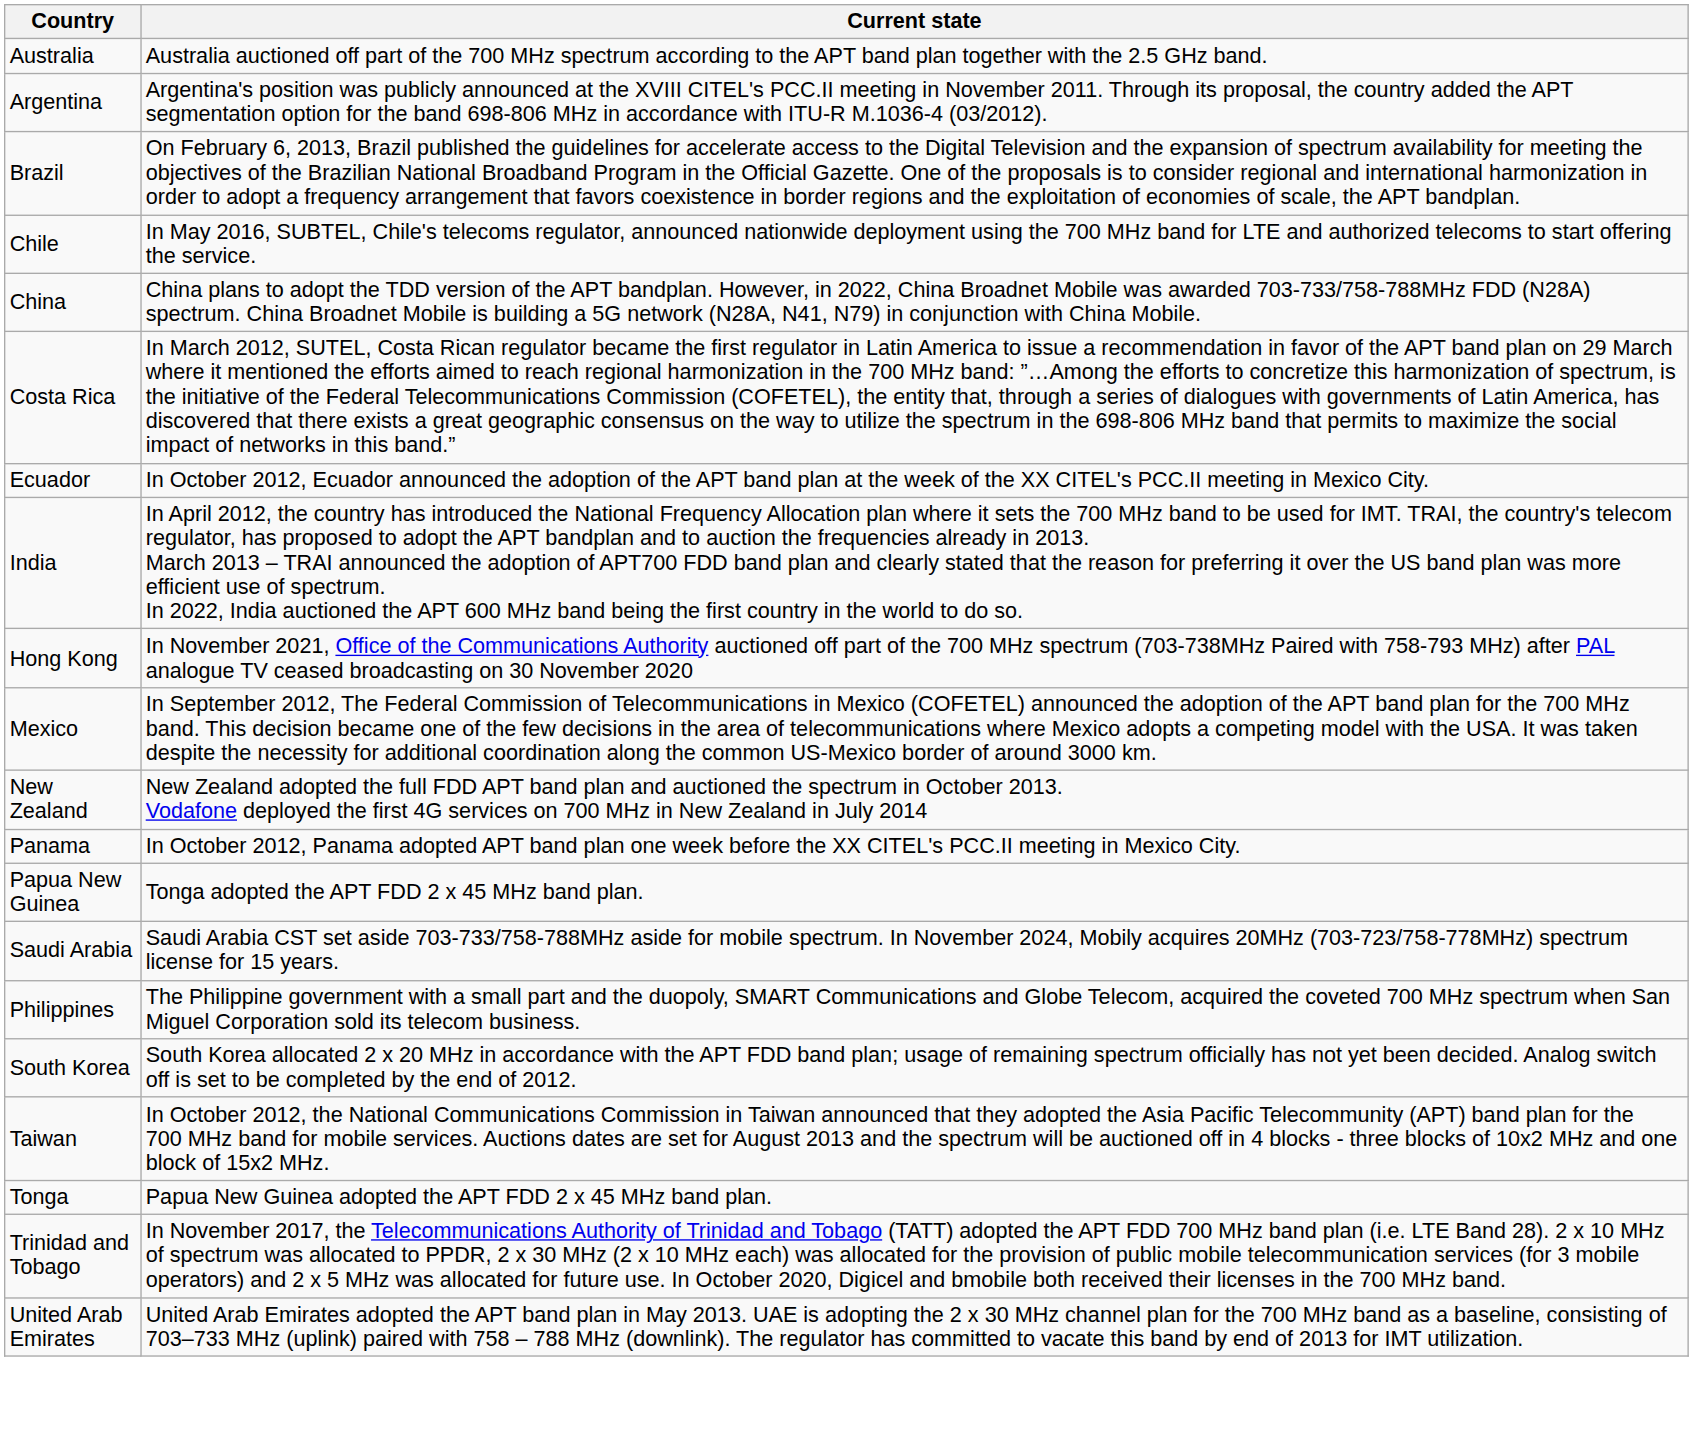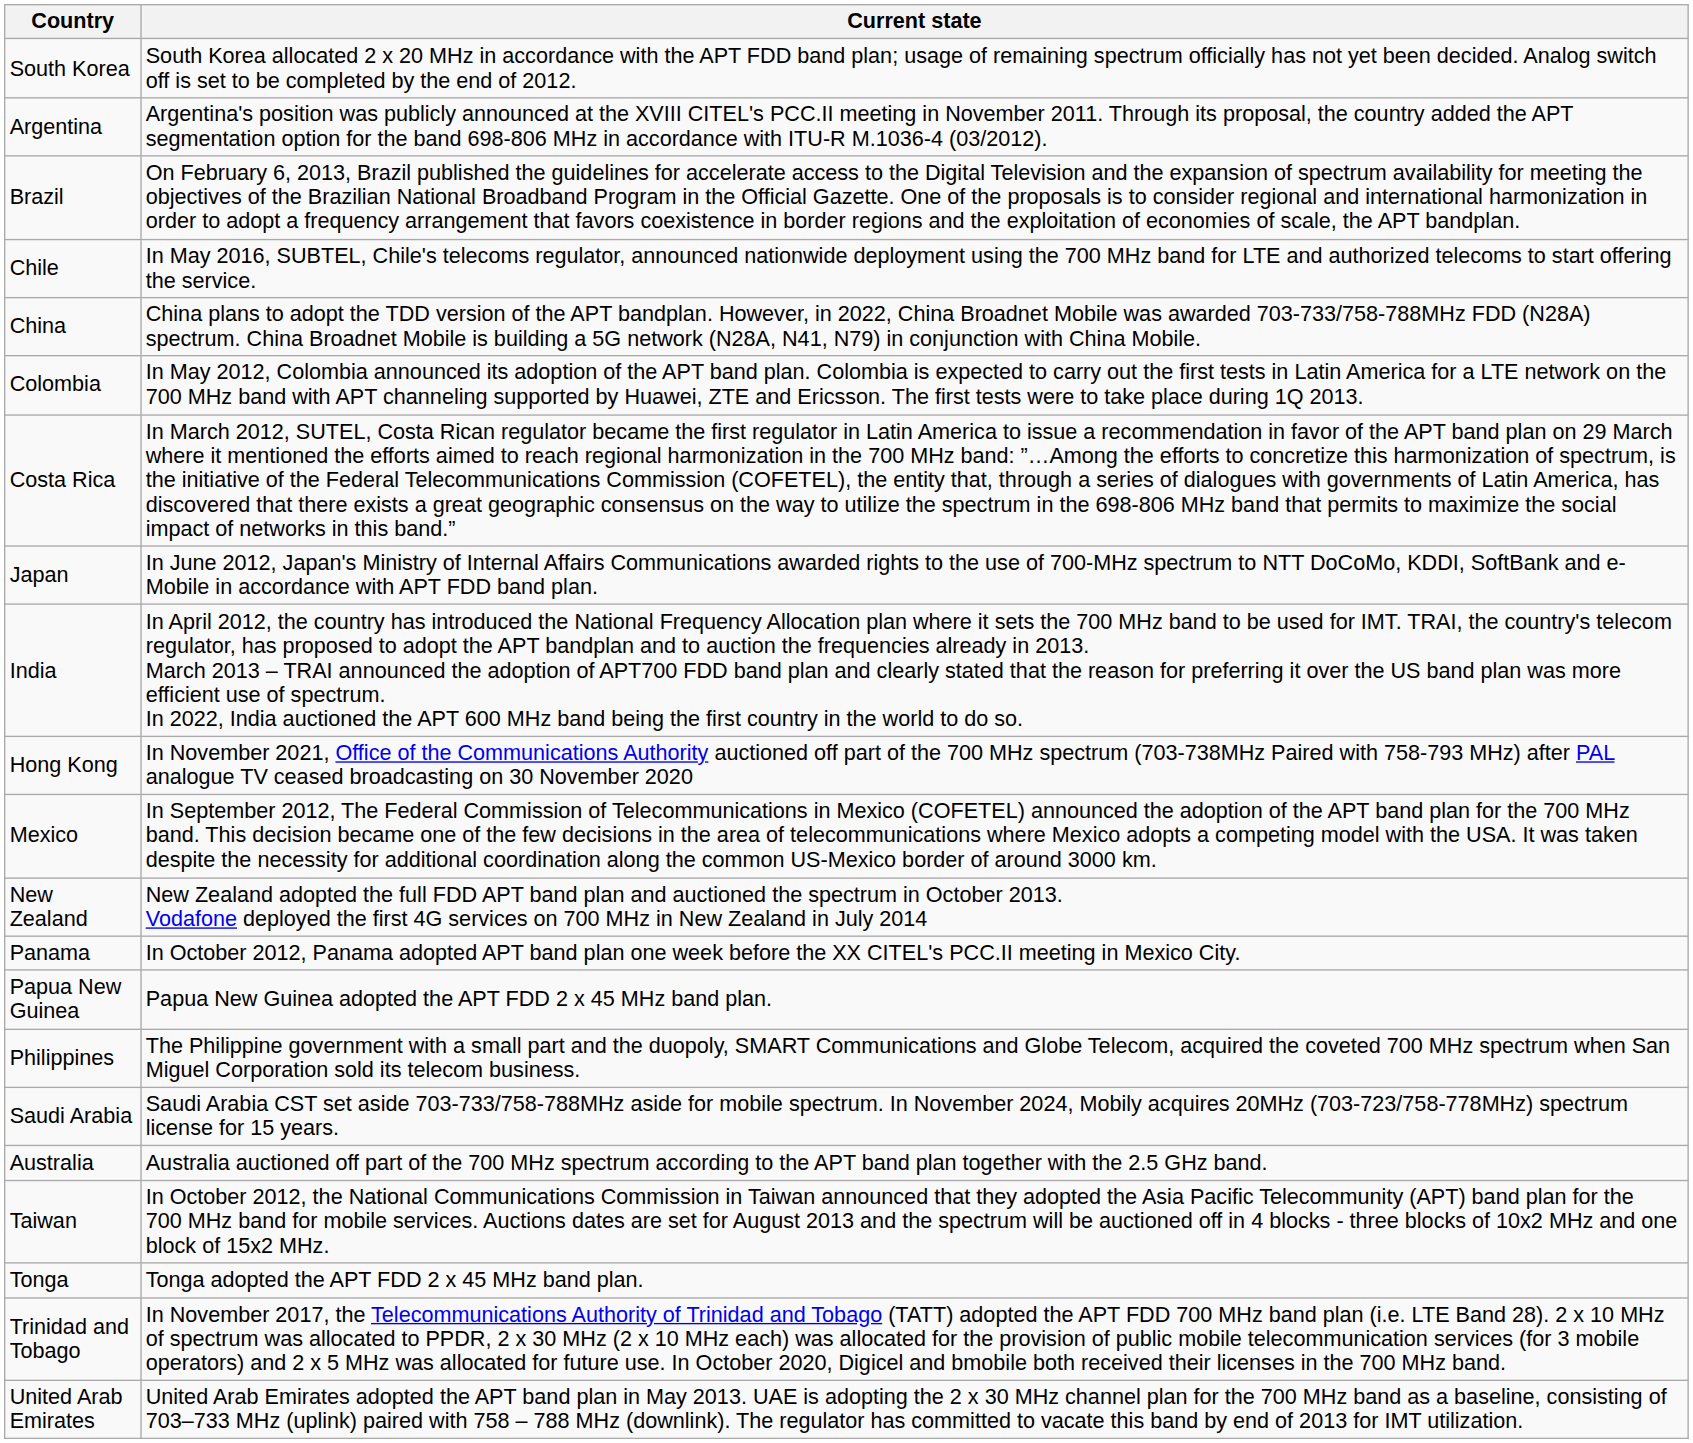rows swapped: (52, 55) <-> (70, 1067)
+ row: (55, 385)
- row: (50, 480)
+ row: (39, 575)
(395, 892) Tonga adopted the APT FDD 2 x 45 MHz band plan. -> (459, 999) Papua New Guinea adopted the APT FDD 2 x 45 MHz band plan.
rows swapped: (62, 1009) <-> (71, 950)
(459, 1197) Papua New Guinea adopted the APT FDD 2 x 45 MHz band plan. -> (395, 1279) Tonga adopted the APT FDD 2 x 45 MHz band plan.
